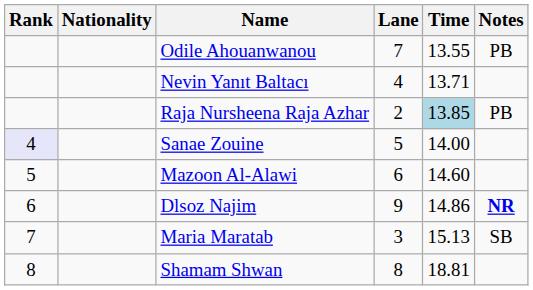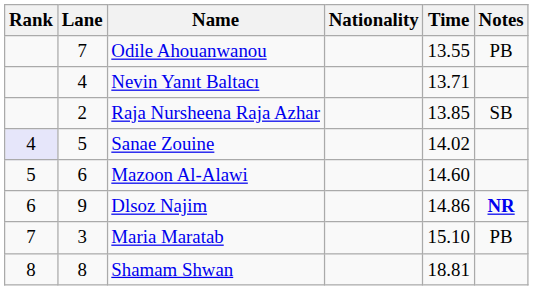columns swapped: (398, 20) <-> (107, 20)
(449, 113) lightblue background -> (449, 113) no background
(501, 113) PB -> (501, 113) SB
(449, 144) 14.00 -> (449, 144) 14.02
(449, 237) 15.13 -> (449, 237) 15.10
(501, 237) SB -> (501, 237) PB
